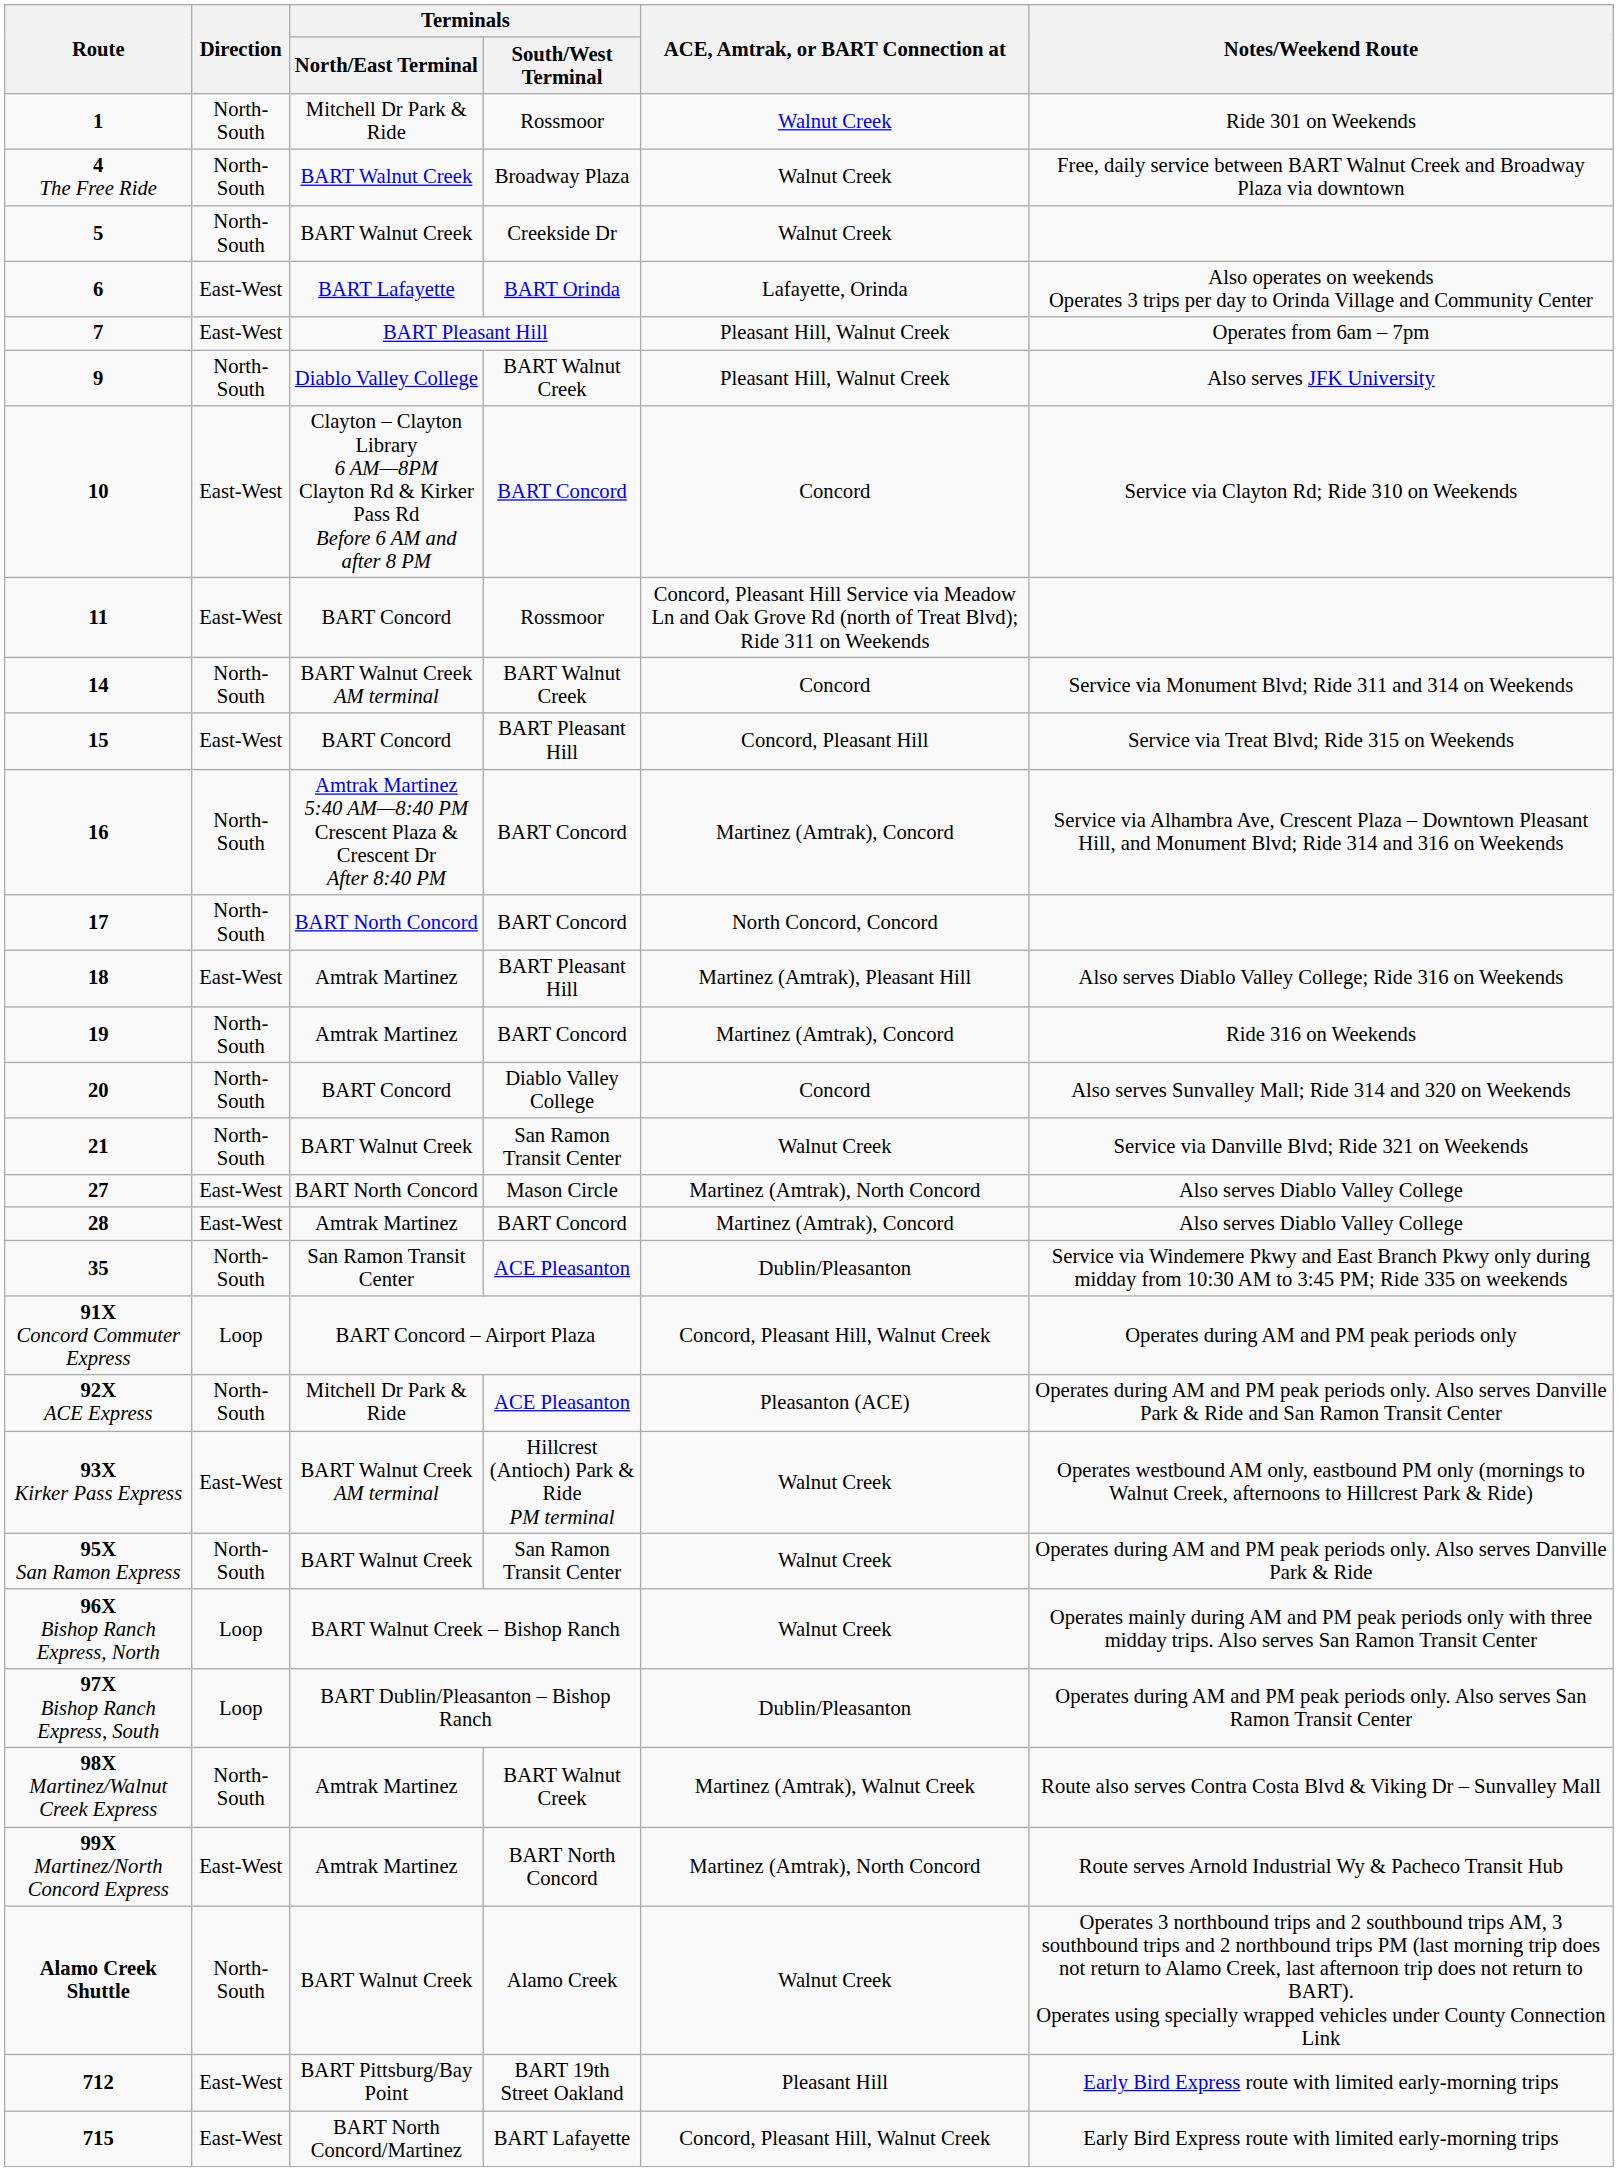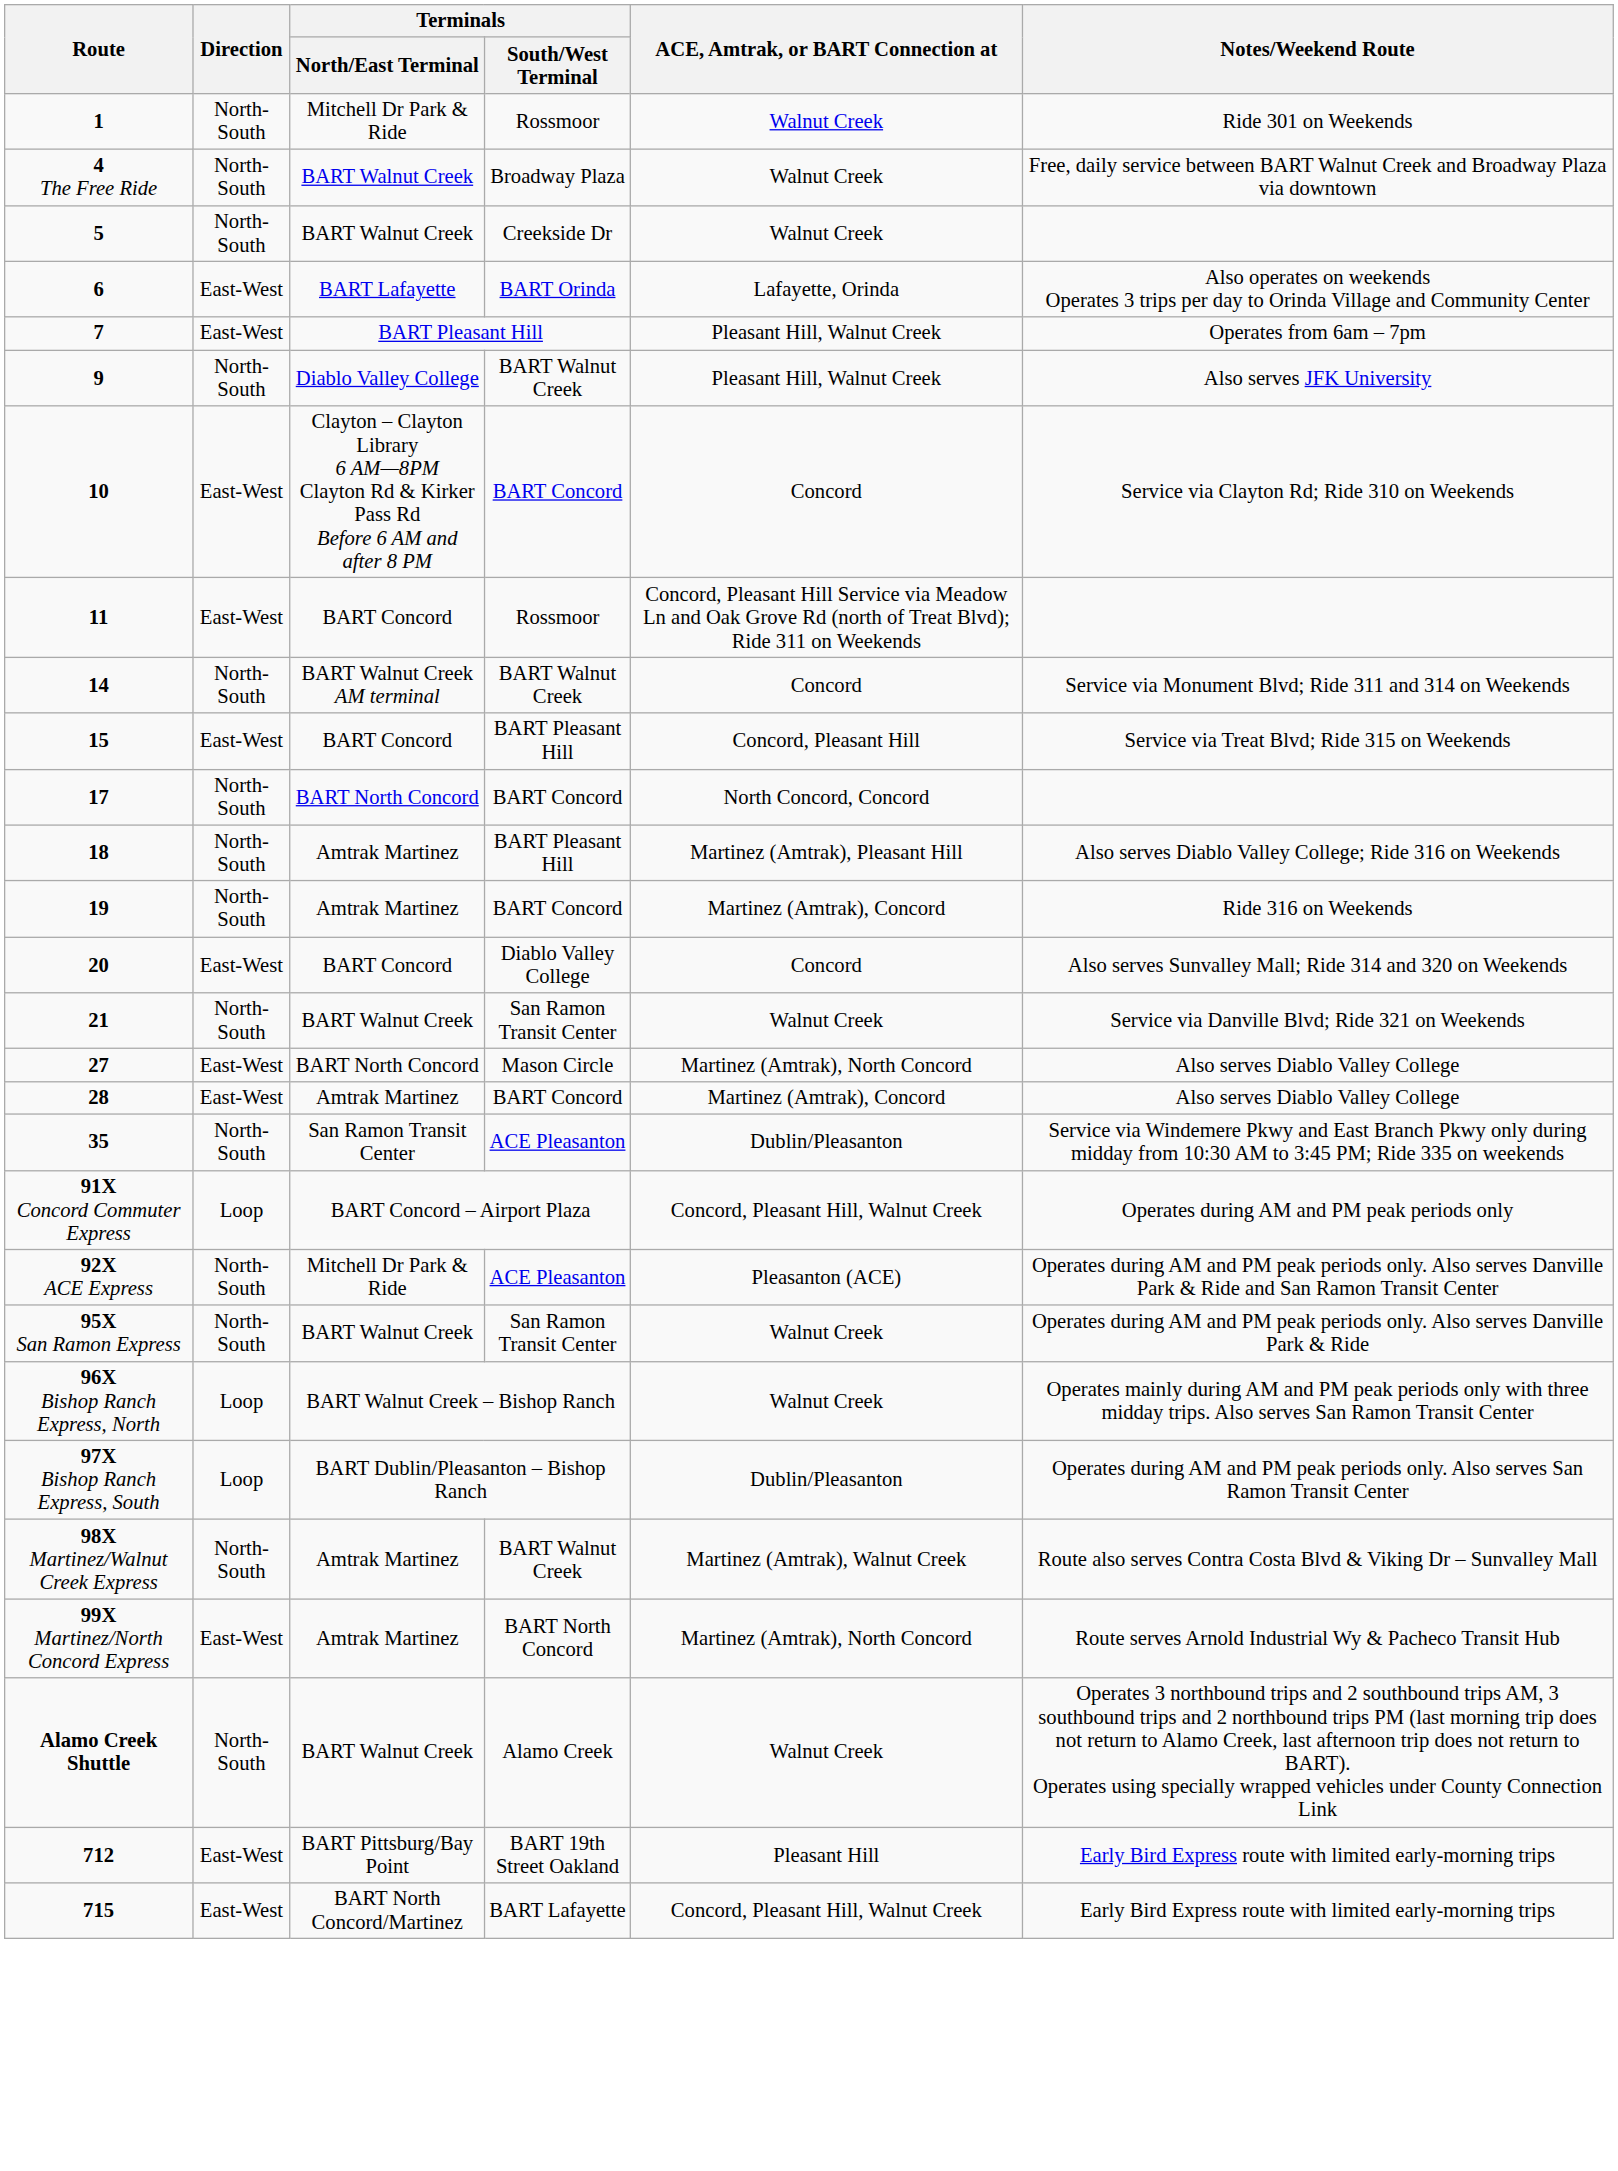- row: (98, 831)
(241, 978) East-West -> (241, 852) North-South
(241, 1090) North-South -> (241, 964) East-West
- row: (98, 1481)
